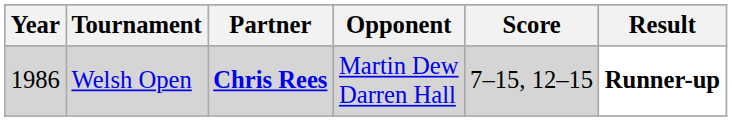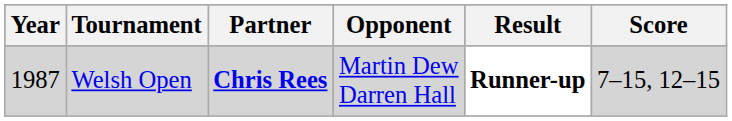columns swapped: (532, 25) <-> (662, 25)
(35, 80) 1986 -> (35, 80) 1987
